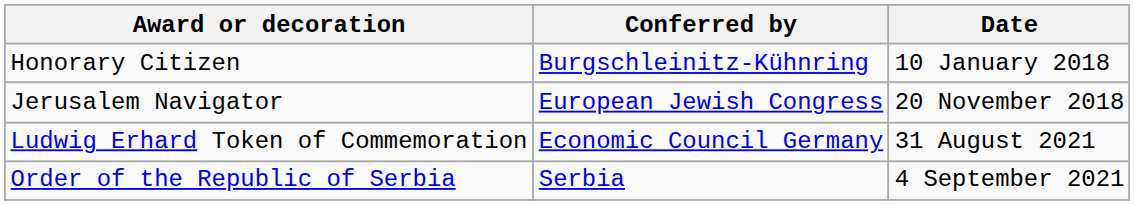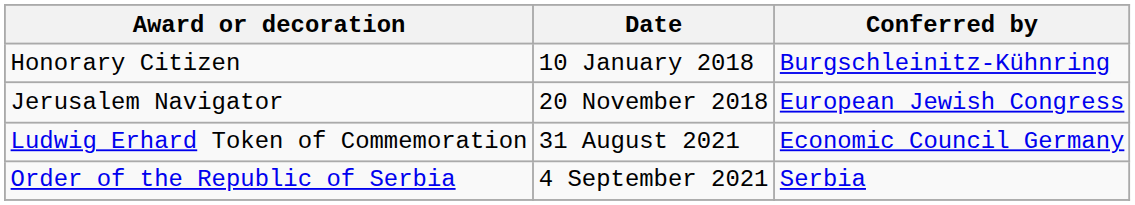columns swapped: (711, 24) <-> (1010, 24)
